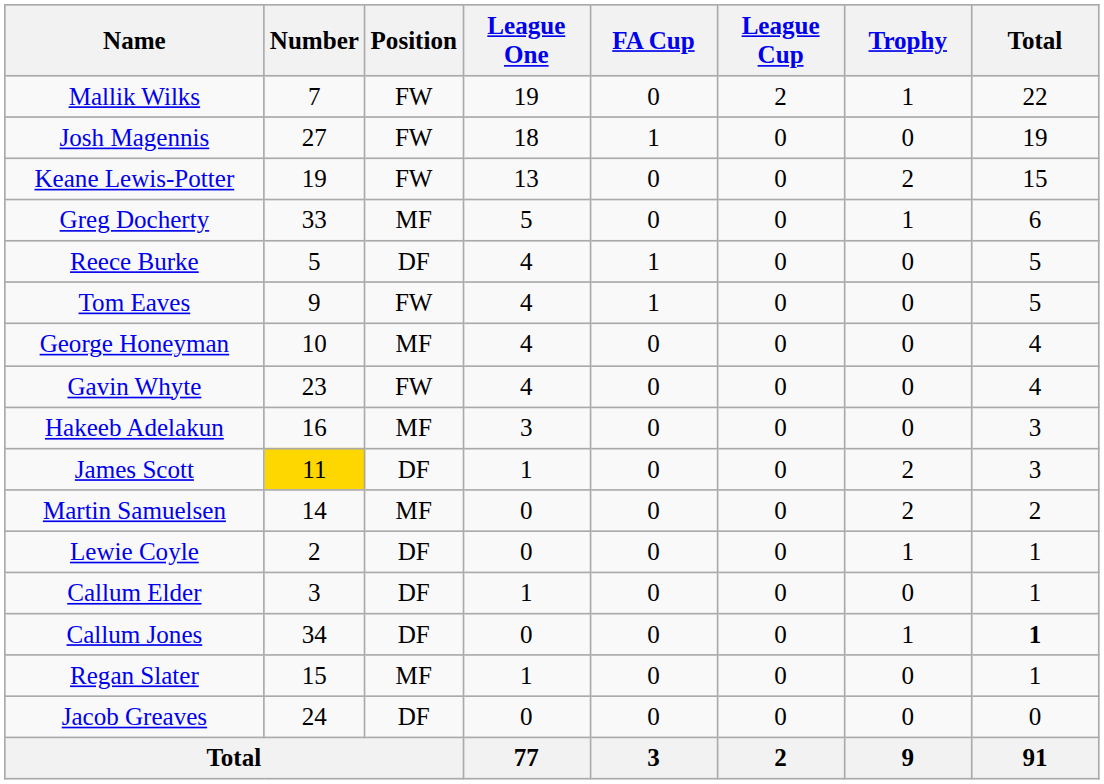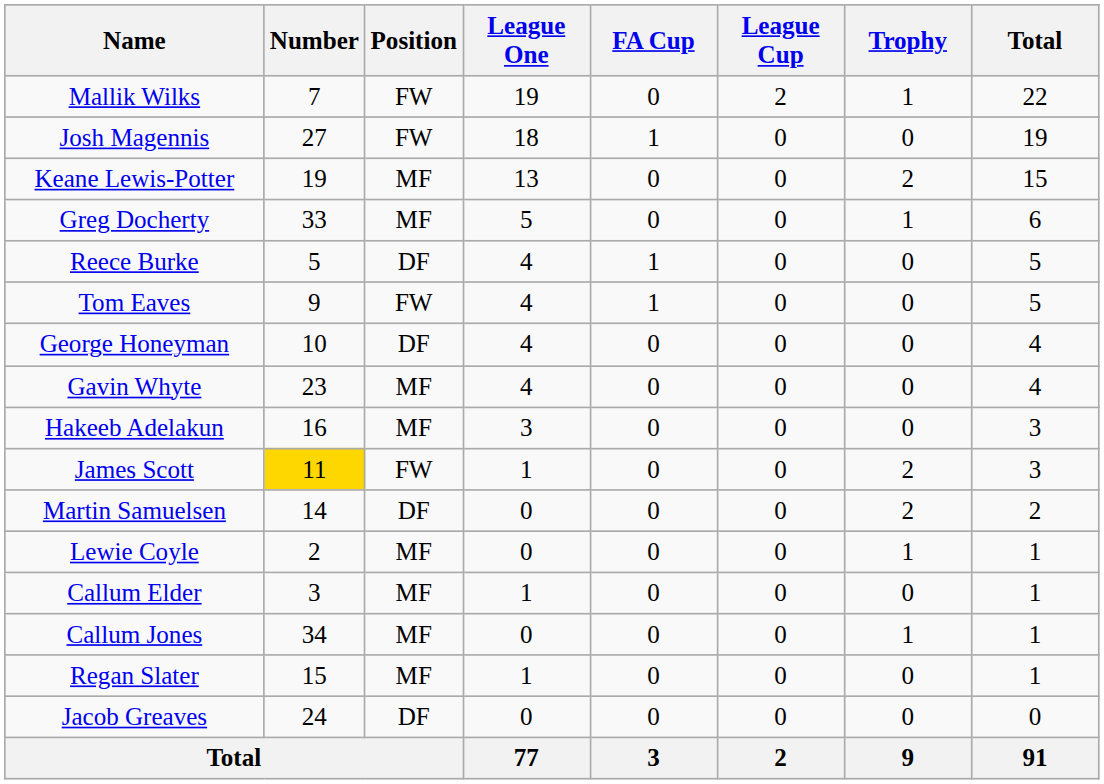(414, 179) FW -> (414, 179) MF
(414, 344) MF -> (414, 344) DF
(414, 385) FW -> (414, 385) MF
(414, 468) DF -> (414, 468) FW
(414, 509) MF -> (414, 509) DF
(414, 551) DF -> (414, 551) MF
(414, 592) DF -> (414, 592) MF
(414, 634) DF -> (414, 634) MF
(1035, 634) bold -> (1035, 634) normal
